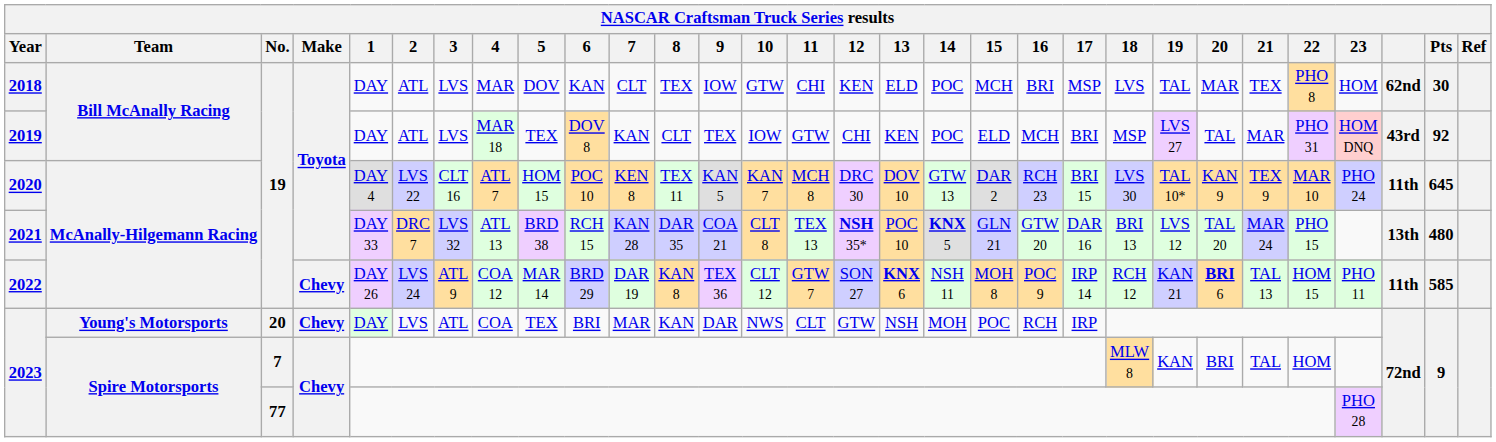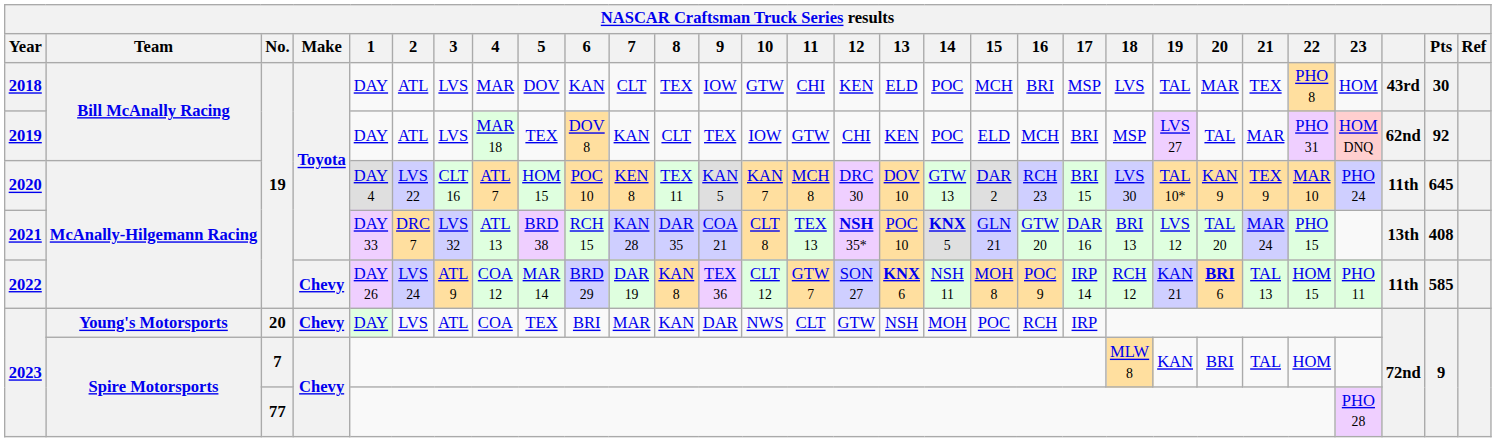(1403, 86) 62nd -> (1403, 86) 43rd
(1403, 135) 43rd -> (1403, 135) 62nd
(1441, 234) 480 -> (1441, 234) 408
